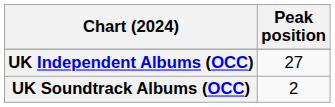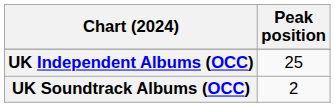(294, 62) 27 -> (294, 62) 25
